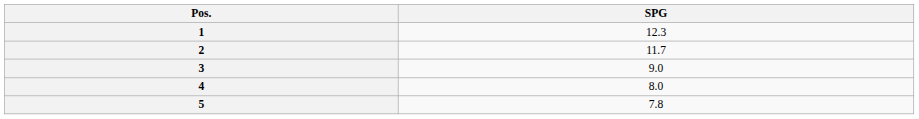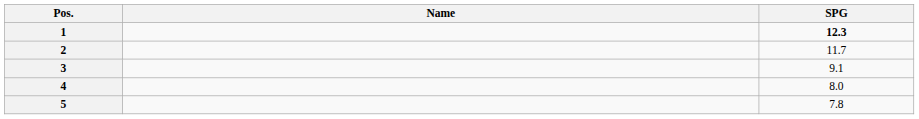+ column: (441, 13)
(656, 31) normal -> (836, 31) bold
(656, 68) 9.0 -> (836, 68) 9.1
